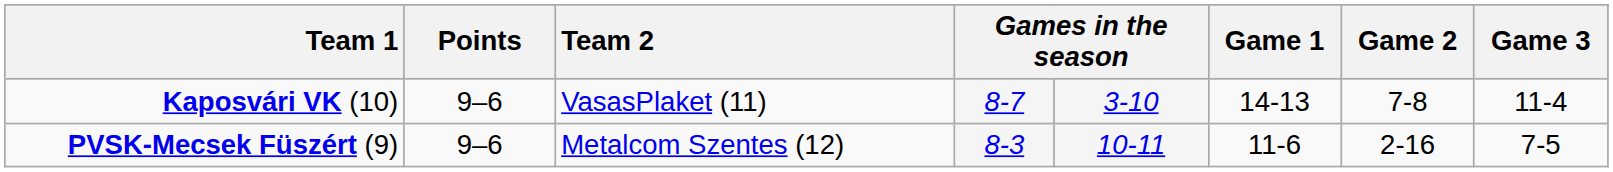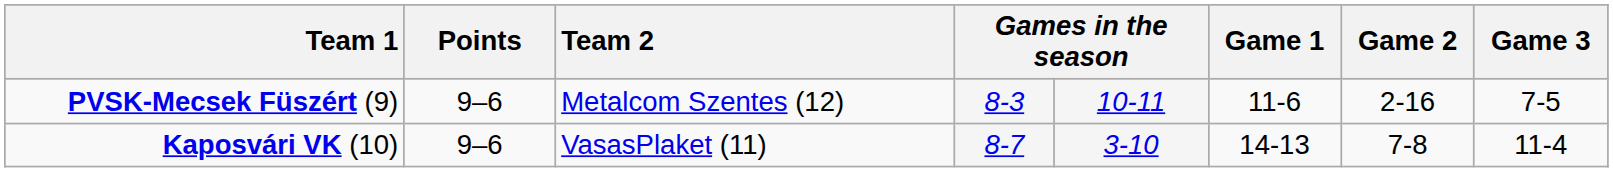rows swapped: (233, 144) <-> (280, 100)
